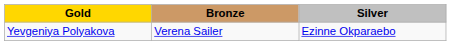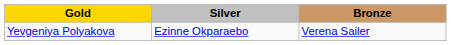columns swapped: (372, 13) <-> (225, 13)
